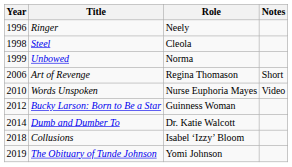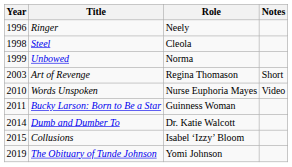(17, 75) 2006 -> (17, 75) 2003
(17, 106) 2012 -> (16, 106) 2011
(17, 138) 2018 -> (17, 138) 2015
